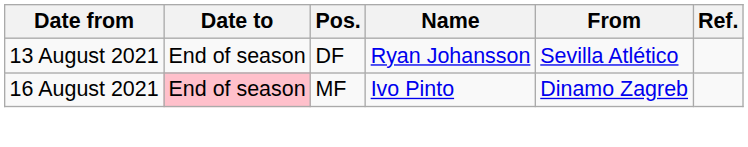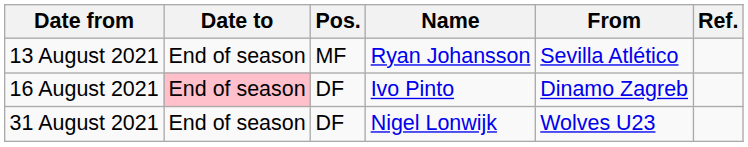(330, 55) DF -> (331, 55) MF
(331, 89) MF -> (330, 89) DF
+ row: (84, 123)
